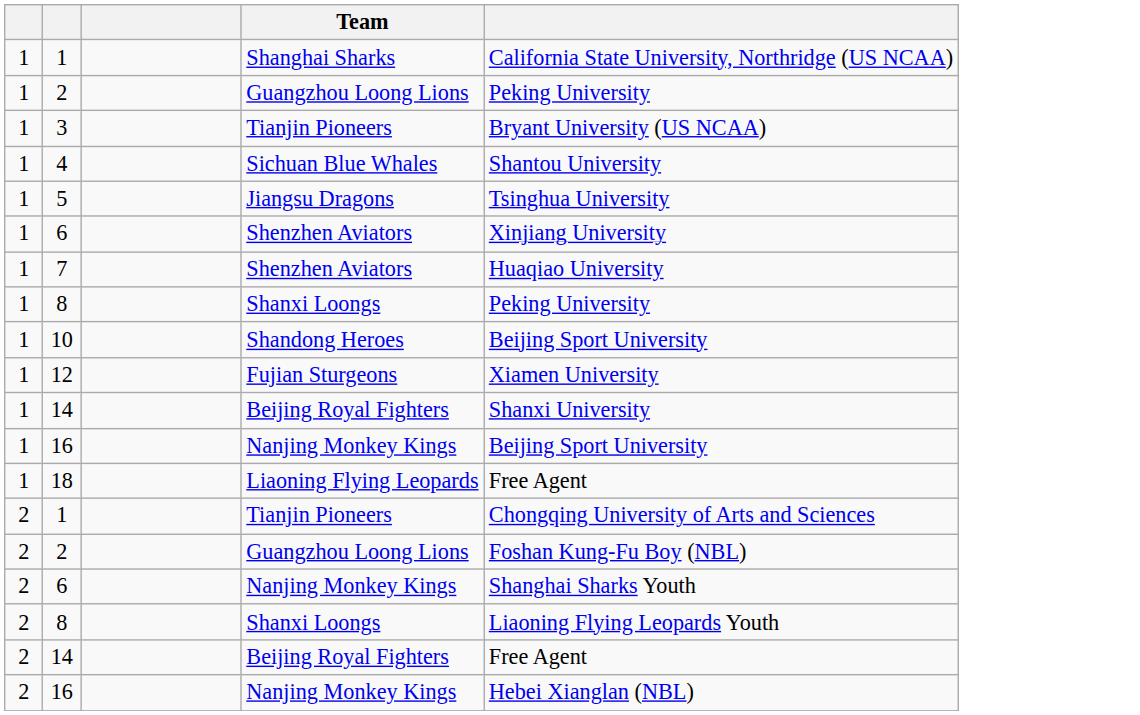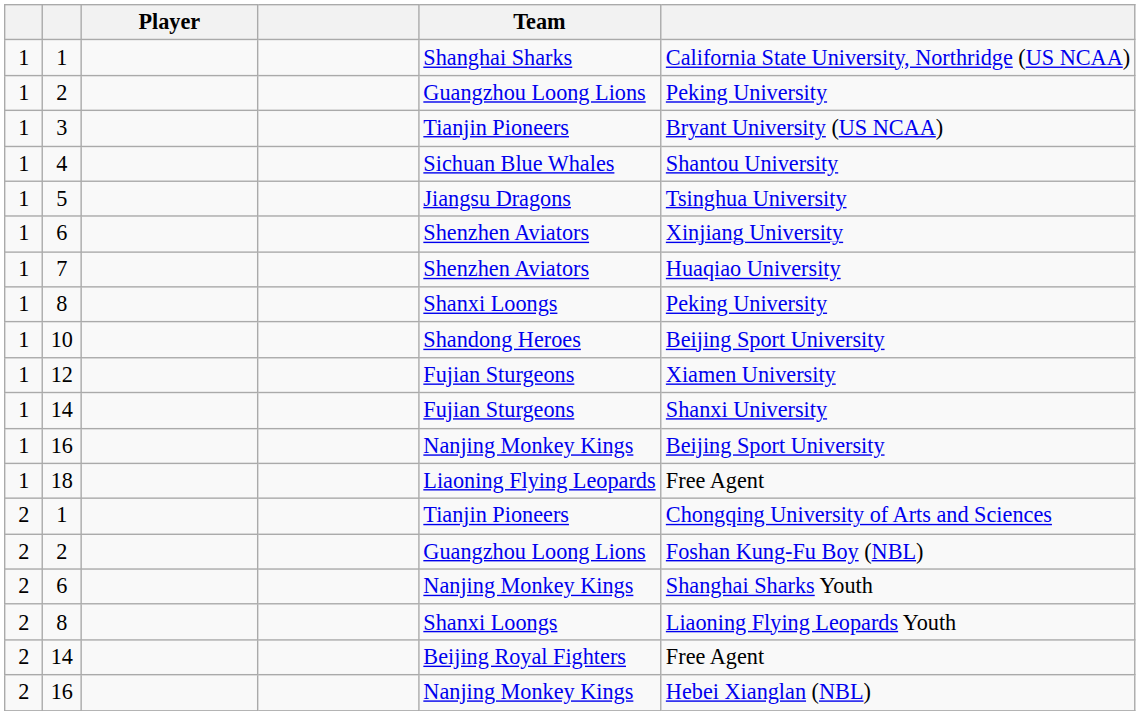+ column: (169, 22)
(348, 410) Beijing Royal Fighters -> (499, 410) Fujian Sturgeons
